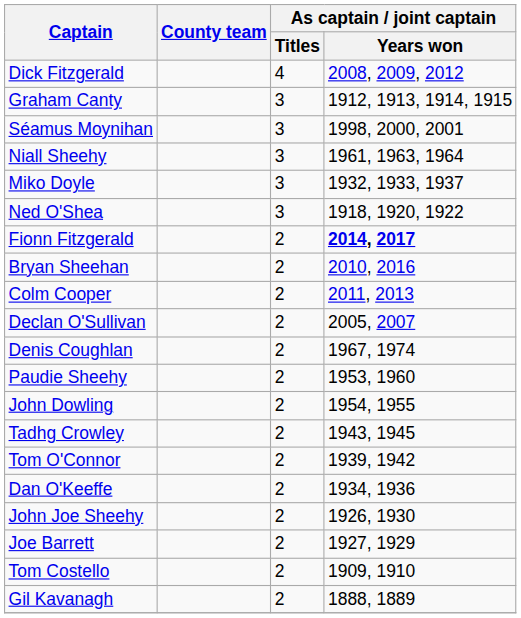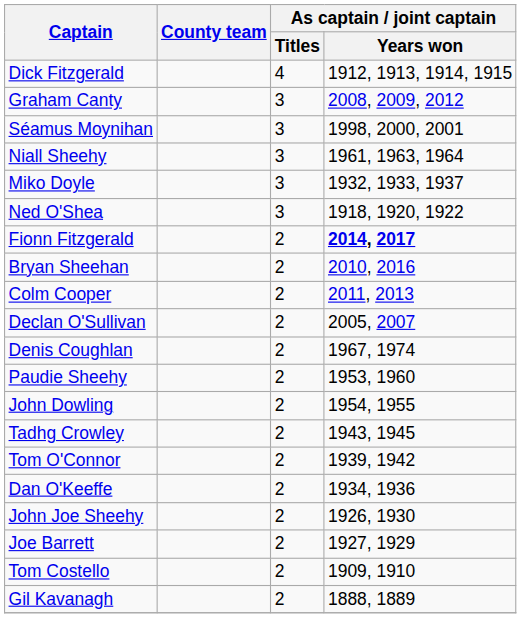(396, 73) 2008, 2009, 2012 -> (420, 73) 1912, 1913, 1914, 1915
(420, 101) 1912, 1913, 1914, 1915 -> (396, 101) 2008, 2009, 2012
